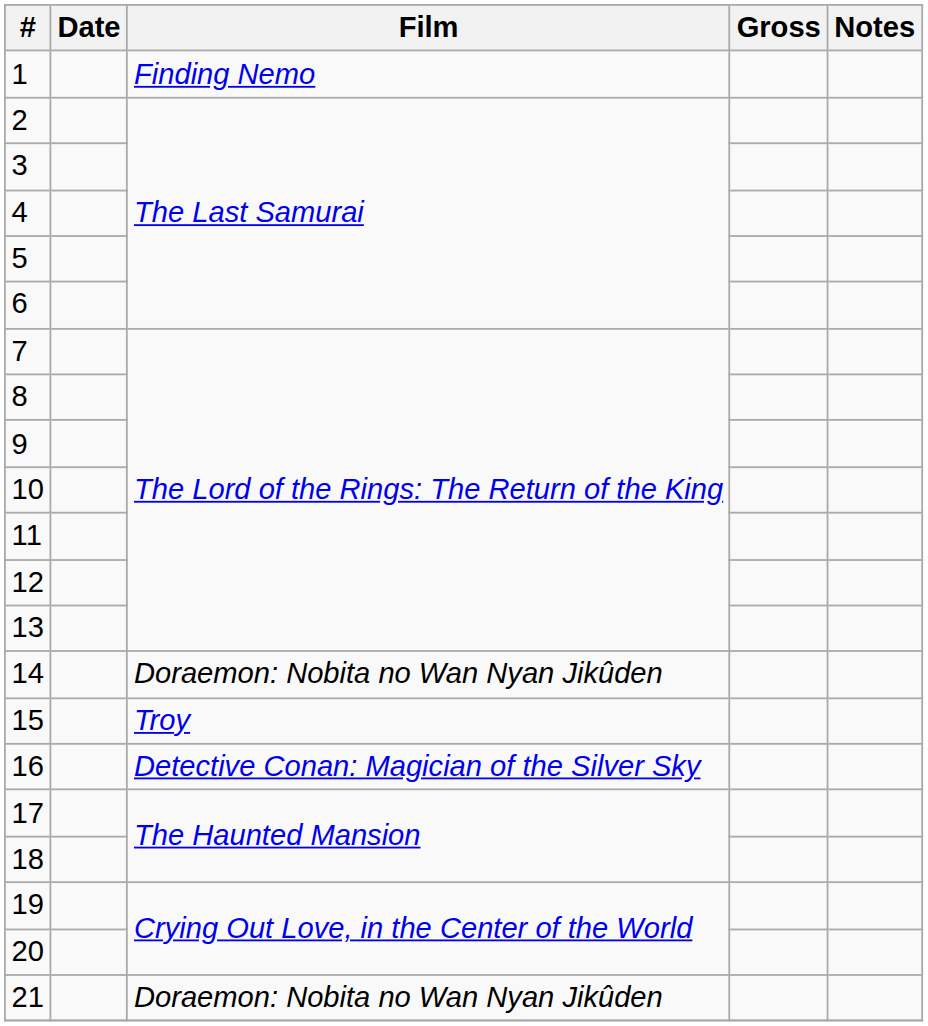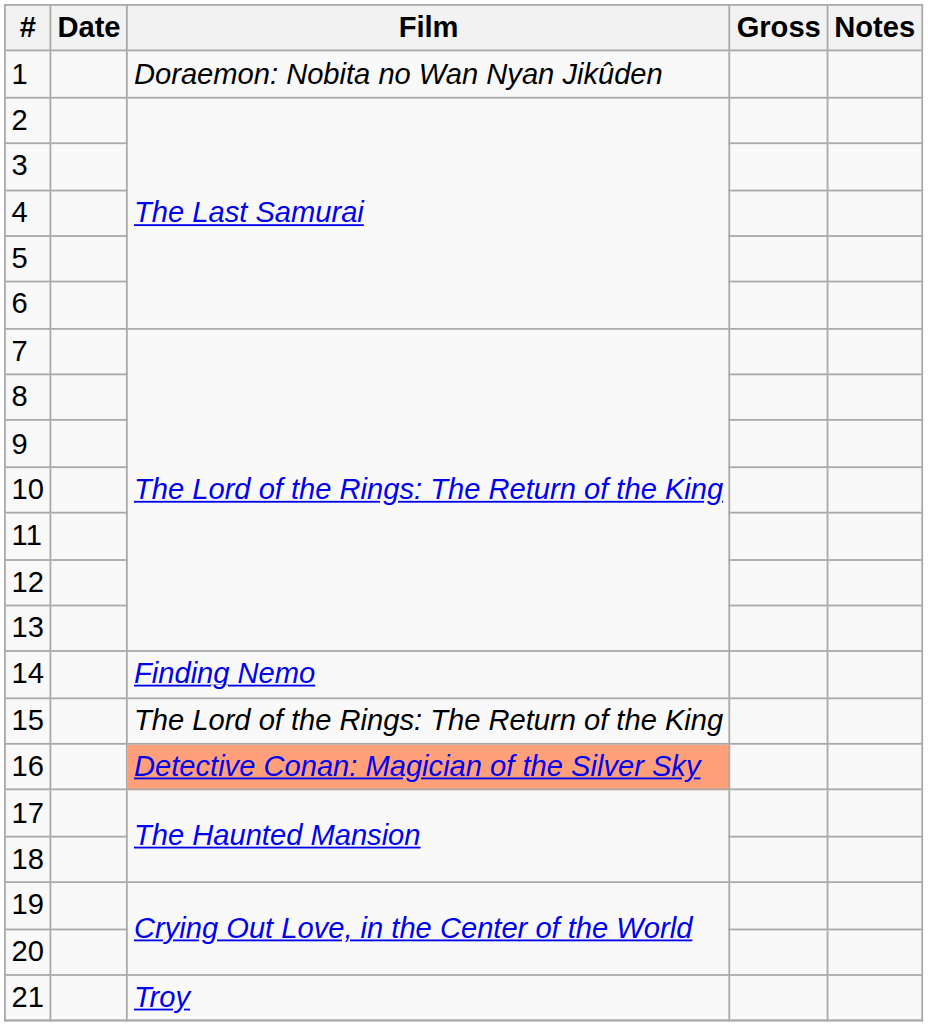(225, 73) Finding Nemo -> (398, 73) Doraemon: Nobita no Wan Nyan Jikûden
(398, 674) Doraemon: Nobita no Wan Nyan Jikûden -> (225, 674) Finding Nemo
(162, 720) Troy -> (429, 720) The Lord of the Rings: The Return of the King
(417, 766) no background -> (417, 766) lightsalmon background
(398, 997) Doraemon: Nobita no Wan Nyan Jikûden -> (162, 997) Troy
